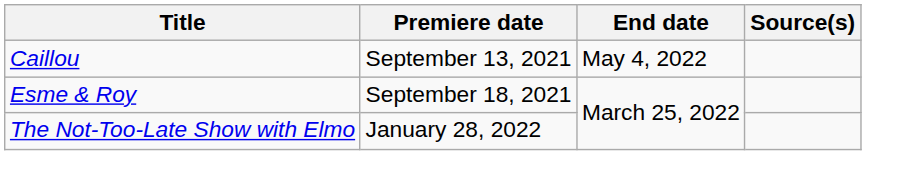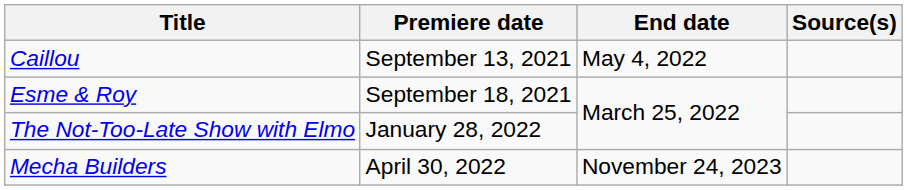+ row: (88, 166)
